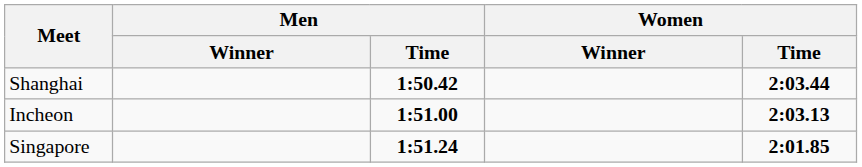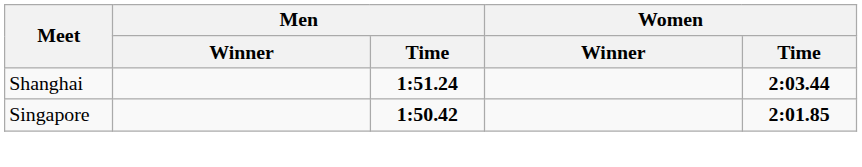(427, 83) 1:50.42 -> (427, 83) 1:51.24
- row: (41, 114)
(427, 146) 1:51.24 -> (427, 114) 1:50.42
